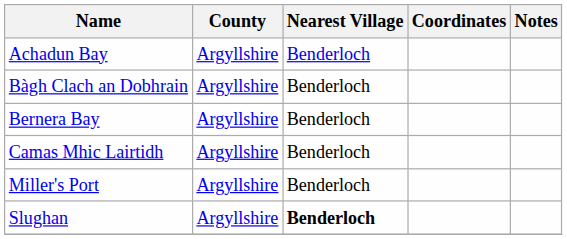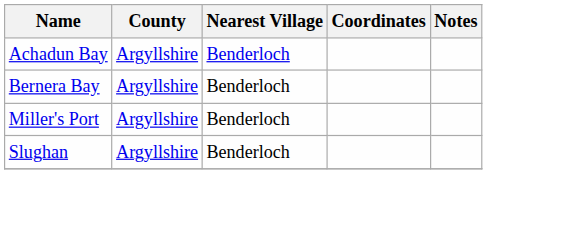- row: (98, 86)
- row: (86, 152)
(331, 217) bold -> (248, 152) normal
